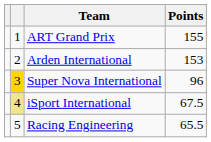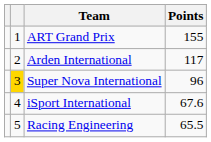(193, 59) 153 -> (194, 59) 117
(17, 103) khaki background -> (17, 103) no background
(192, 103) 67.5 -> (192, 103) 67.6
